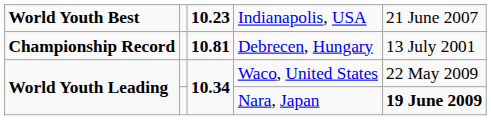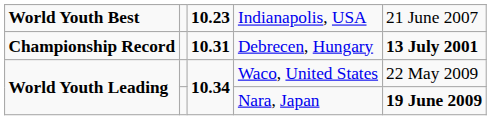(210, 45) 10.81 -> (210, 45) 10.31
(431, 45) normal -> (432, 45) bold
